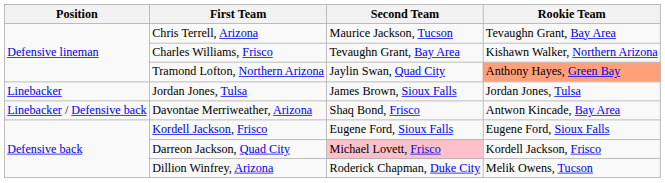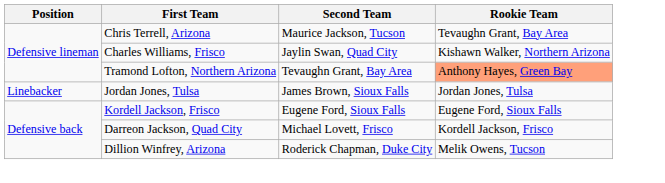(395, 52) Tevaughn Grant, Bay Area -> (339, 52) Jaylin Swan, Quad City
(387, 71) Jaylin Swan, Quad City -> (347, 71) Tevaughn Grant, Bay Area
- row: (232, 110)
(385, 149) pink background -> (337, 129) no background
